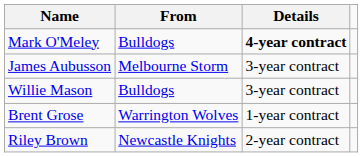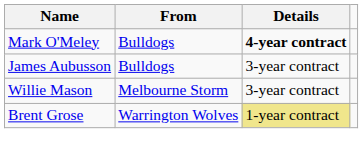(173, 66) Melbourne Storm -> (146, 66) Bulldogs
(146, 90) Bulldogs -> (173, 90) Melbourne Storm
(292, 115) no background -> (292, 115) khaki background
- row: (48, 139)
